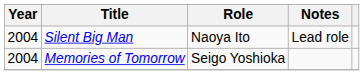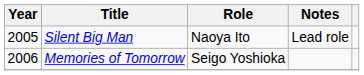(23, 37) 2004 -> (23, 37) 2005
(23, 59) 2004 -> (23, 59) 2006
